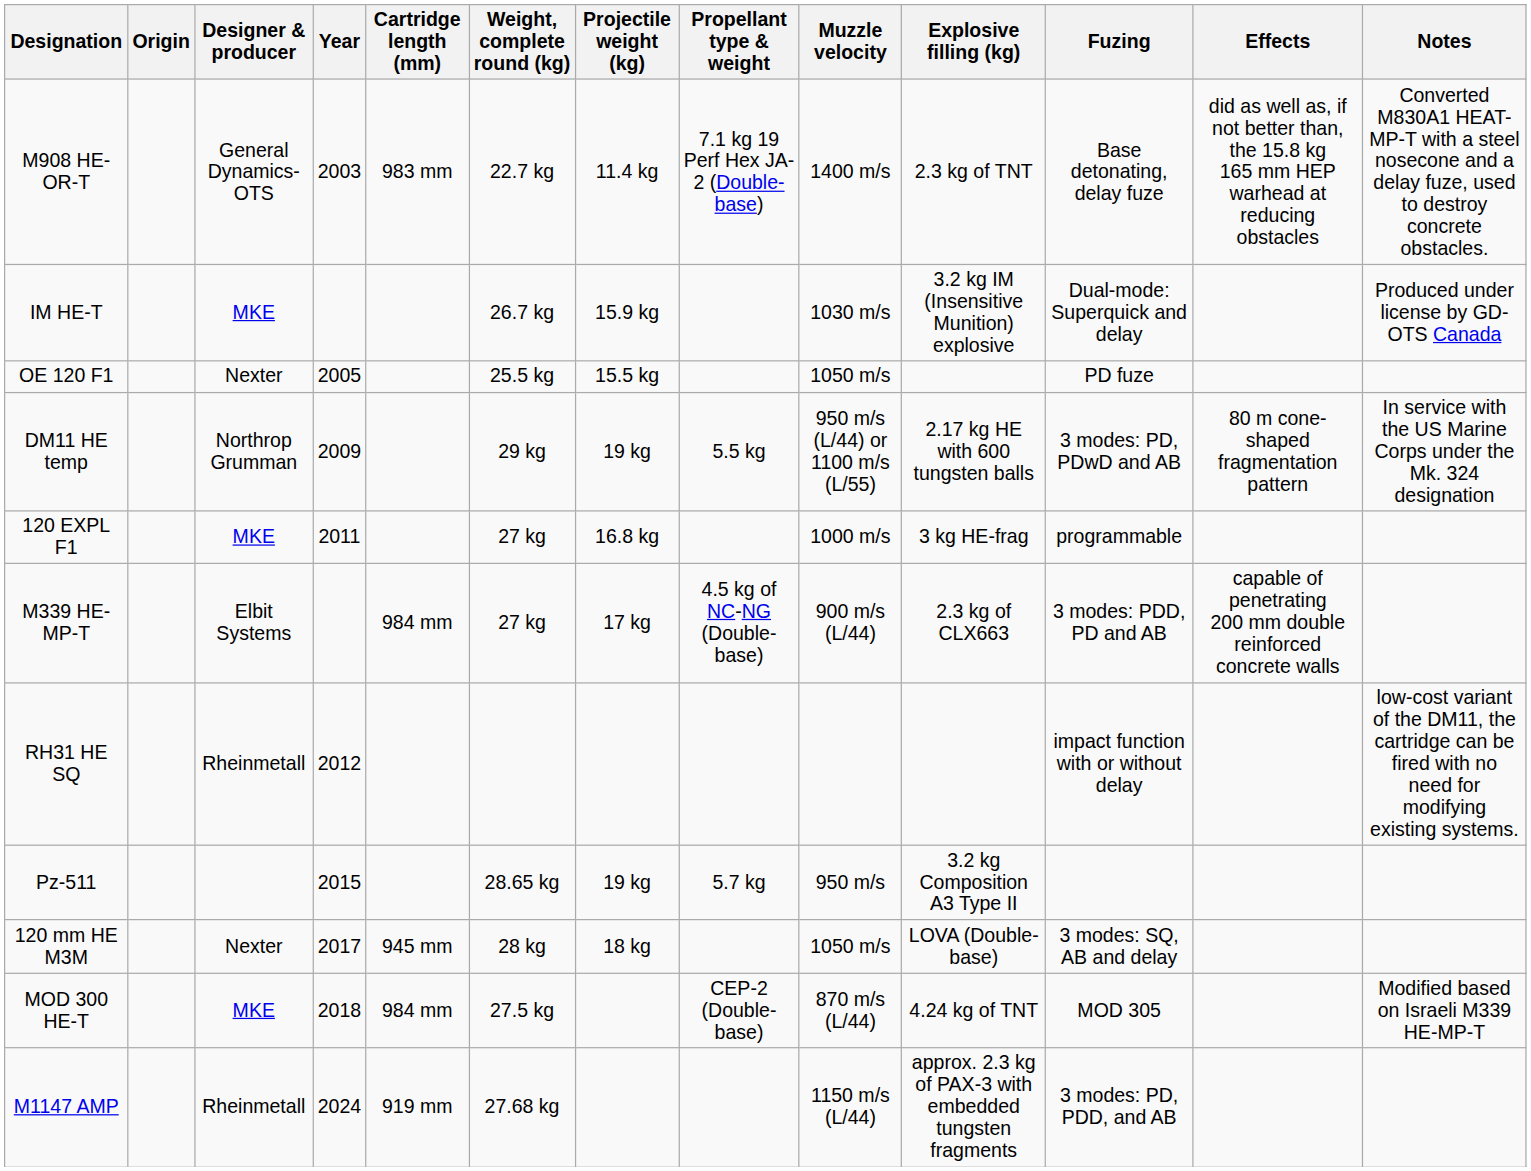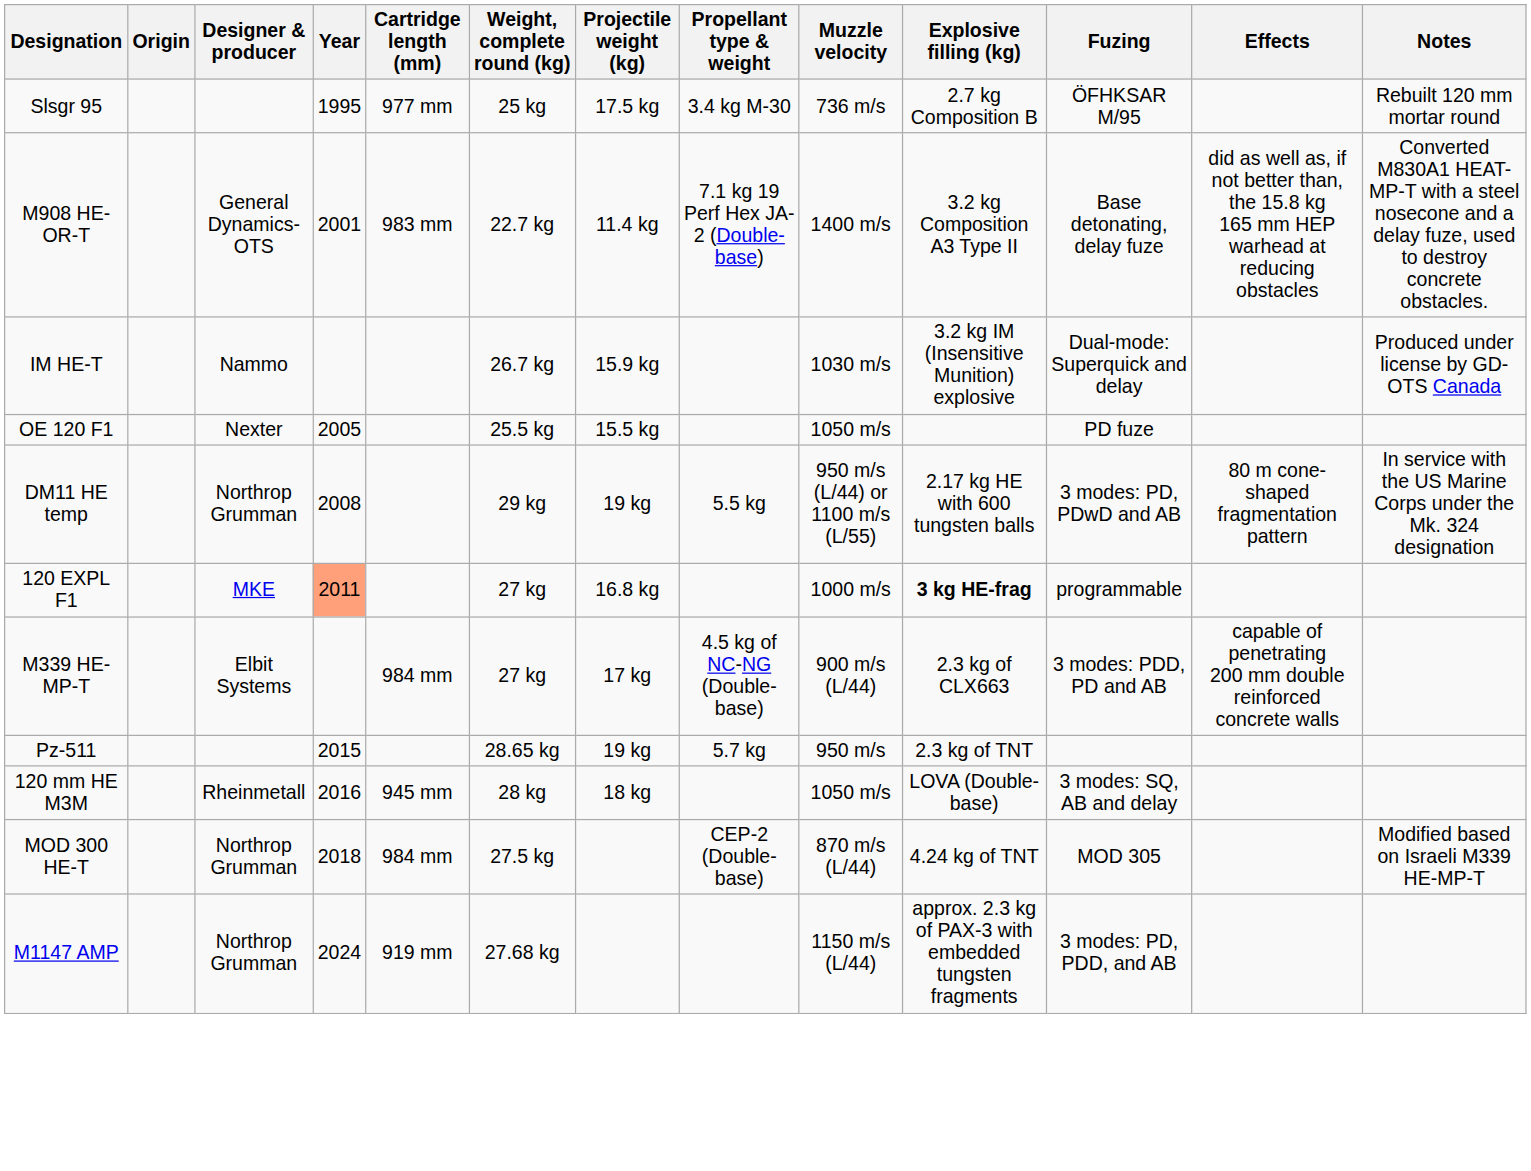+ row: (66, 105)
(339, 171) 2003 -> (339, 224) 2001
(974, 171) 2.3 kg of TNT -> (974, 224) 3.2 kg Composition A3 Type II
(254, 312) MKE -> (254, 365) Nammo
(339, 451) 2009 -> (339, 504) 2008
(339, 537) no background -> (339, 590) lightsalmon background
(974, 537) normal -> (974, 590) bold
- row: (66, 763)
(974, 882) 3.2 kg Composition A3 Type II -> (974, 750) 2.3 kg of TNT
(254, 946) Nexter -> (254, 792) Rheinmetall
(339, 946) 2017 -> (339, 792) 2016
(254, 1010) MKE -> (254, 856) Northrop Grumman
(254, 1107) Rheinmetall -> (254, 953) Northrop Grumman
